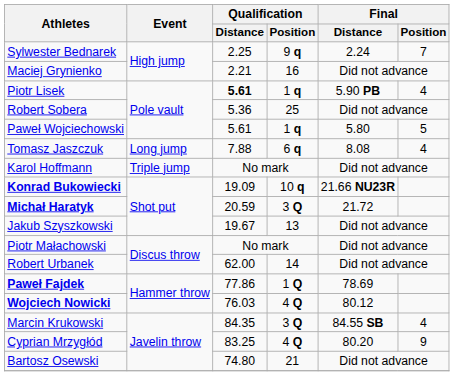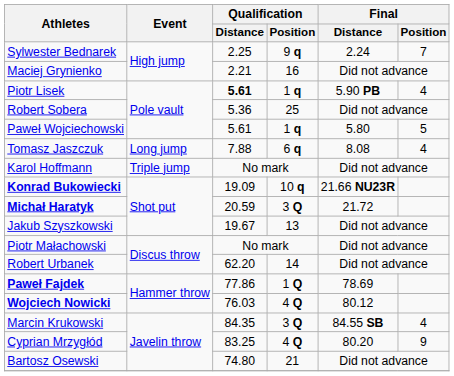(240, 265) 62.00 -> (240, 265) 62.20
